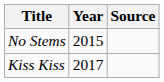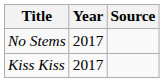(88, 41) 2015 -> (88, 41) 2017
